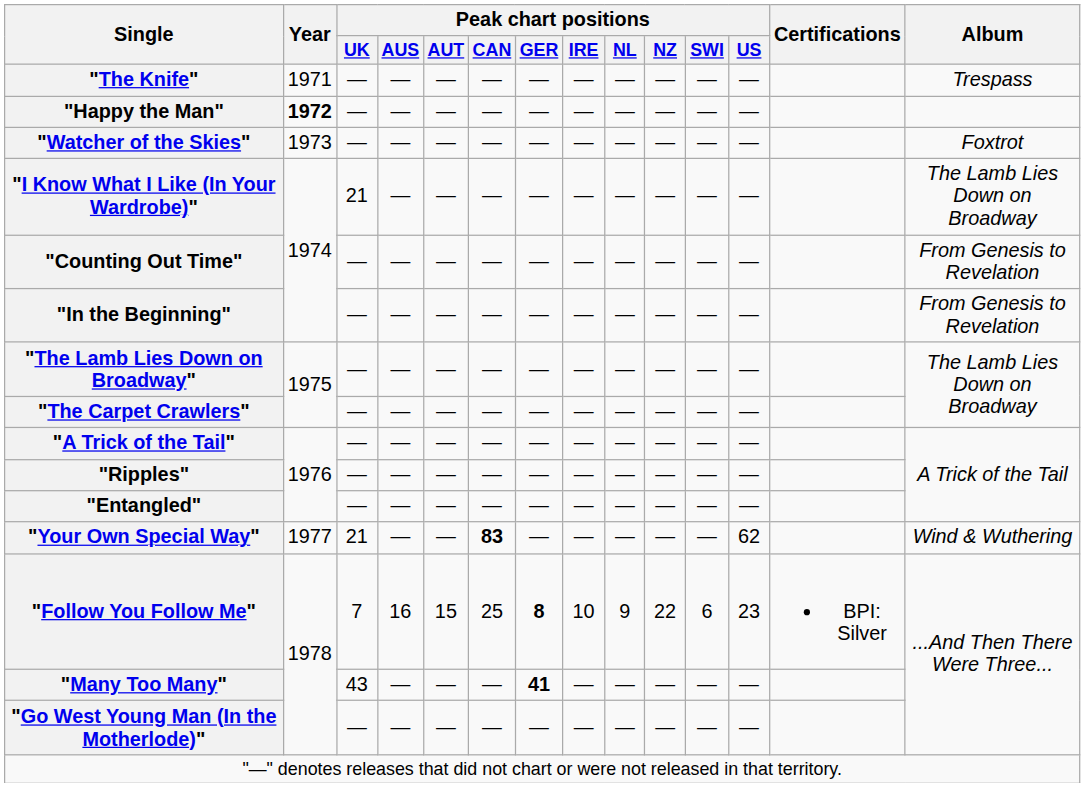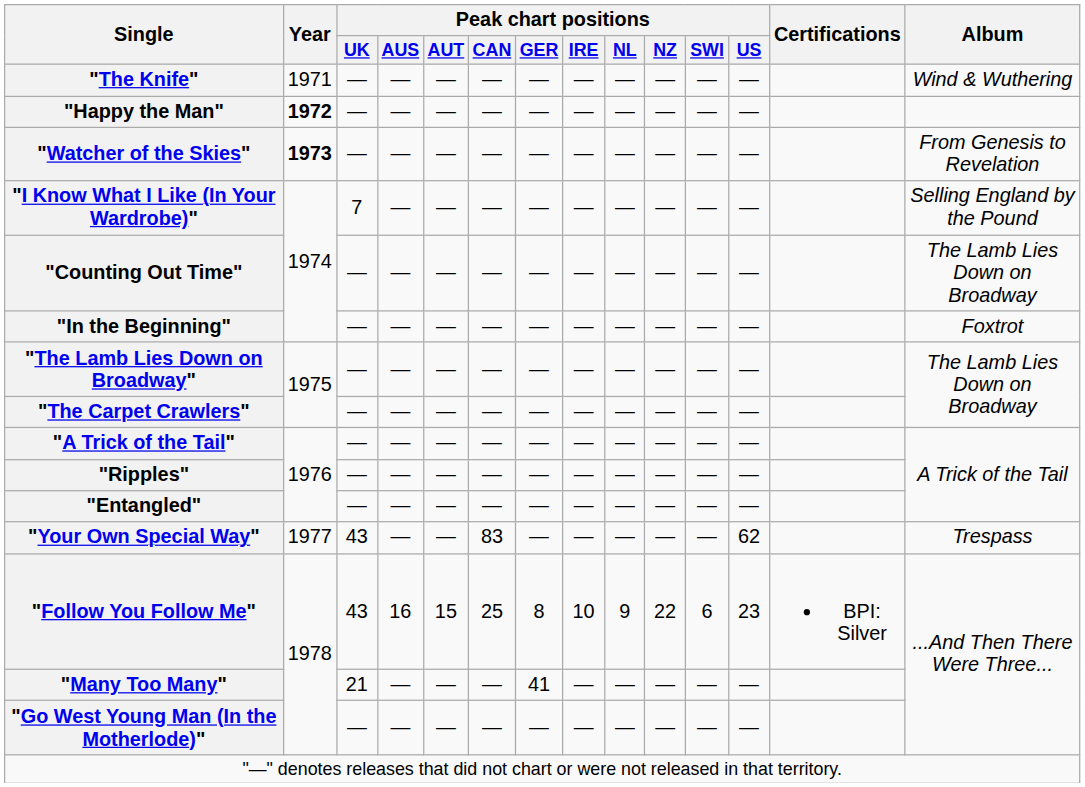(992, 79) Trespass -> (992, 79) Wind & Wuthering
(310, 142) normal -> (310, 153) bold
(992, 142) Foxtrot -> (992, 153) From Genesis to Revelation
(357, 196) 21 -> (357, 207) 7
(992, 196) The Lamb Lies Down on Broadway -> (992, 207) Selling England by the Pound
(992, 261) From Genesis to Revelation -> (992, 272) The Lamb Lies Down on Broadway
(992, 315) From Genesis to Revelation -> (992, 326) Foxtrot
(357, 537) 21 -> (357, 537) 43
(492, 537) bold -> (492, 537) normal
(992, 537) Wind & Wuthering -> (992, 537) Trespass
(357, 611) 7 -> (357, 611) 43
(539, 611) bold -> (539, 611) normal
(357, 684) 43 -> (357, 684) 21
(539, 684) bold -> (539, 684) normal
